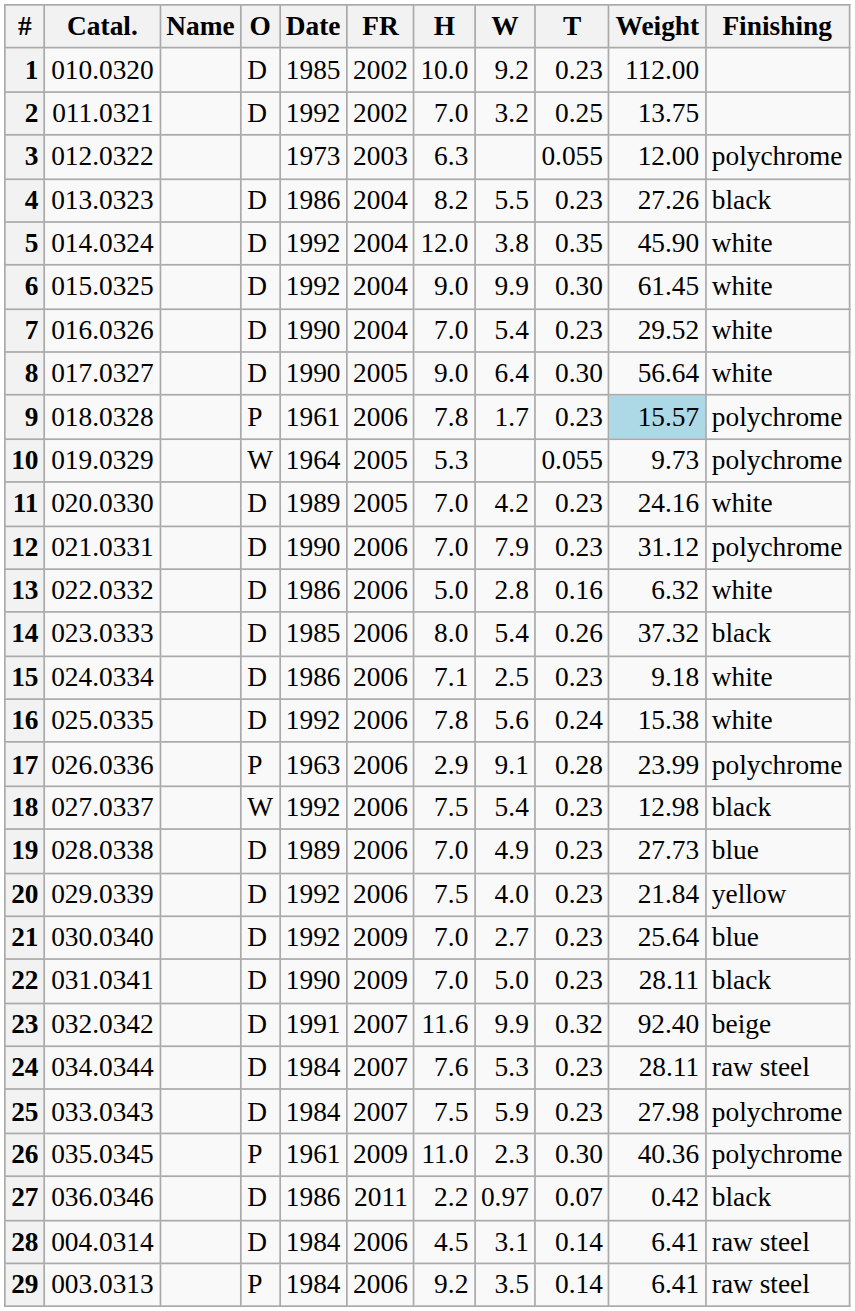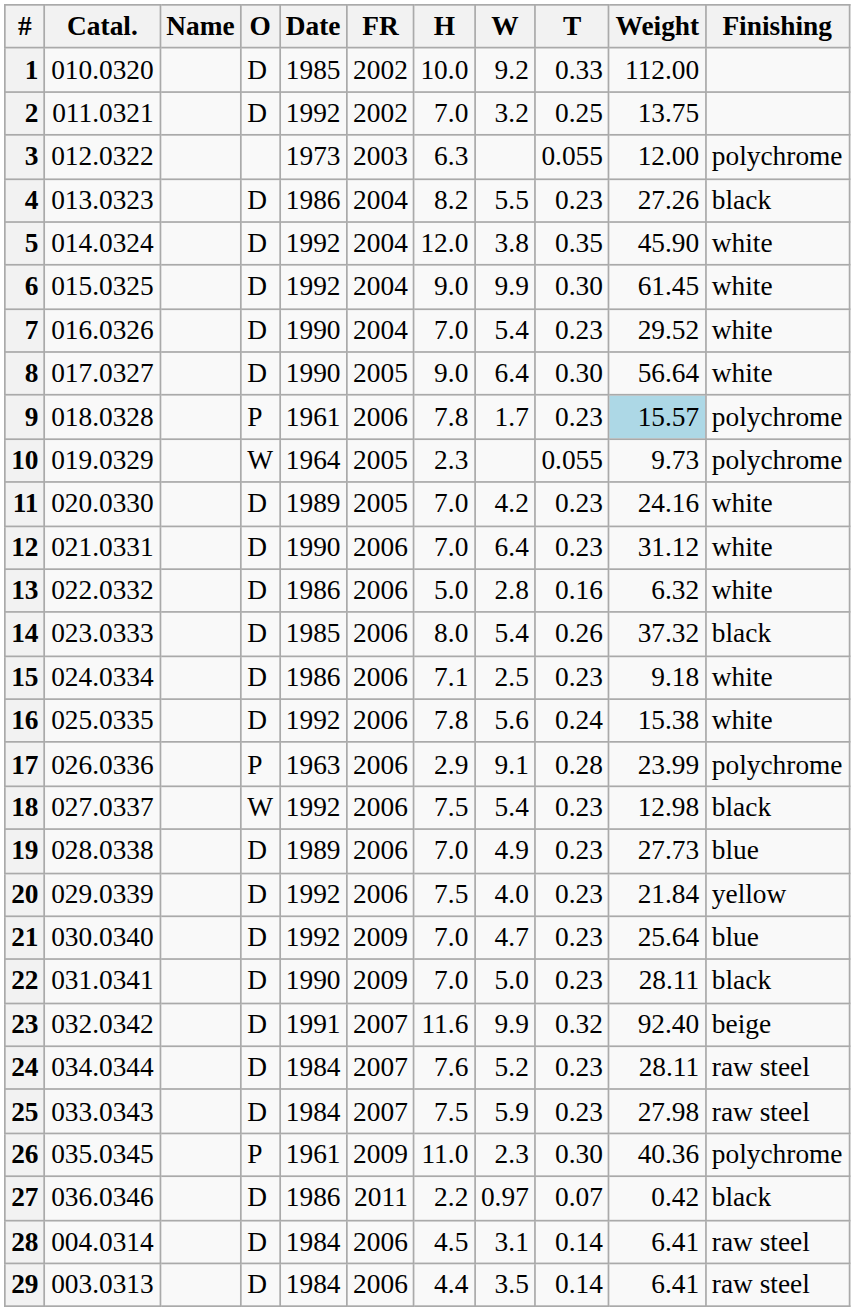(579, 69) 0.23 -> (579, 69) 0.33
(451, 460) 5.3 -> (451, 460) 2.3
(512, 546) 7.9 -> (512, 546) 6.4
(777, 546) polychrome -> (742, 546) white
(512, 937) 2.7 -> (512, 937) 4.7
(512, 1067) 5.3 -> (512, 1067) 5.2
(777, 1110) polychrome -> (761, 1110) raw steel
(255, 1284) P -> (257, 1284) D
(451, 1284) 9.2 -> (451, 1284) 4.4
